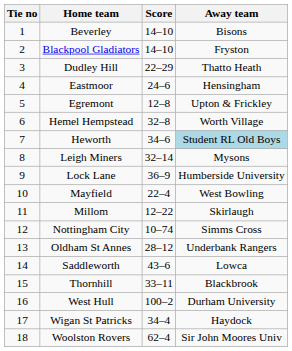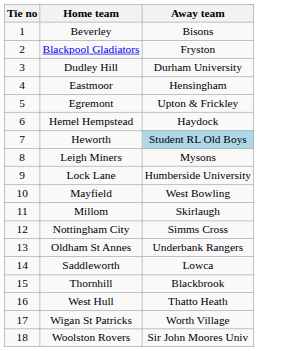- column: (159, 13)
(232, 67) Thatto Heath -> (198, 67) Durham University
(232, 121) Worth Village -> (198, 121) Haydock
(232, 301) Durham University -> (198, 301) Thatto Heath
(232, 319) Haydock -> (198, 319) Worth Village
